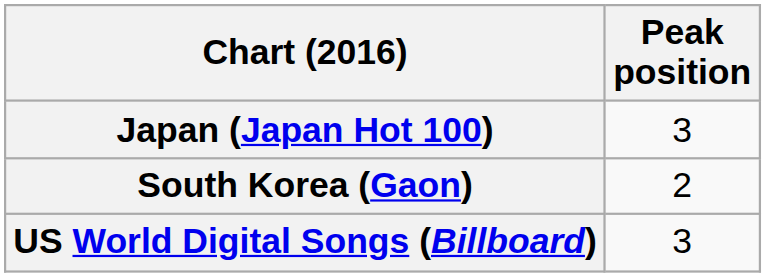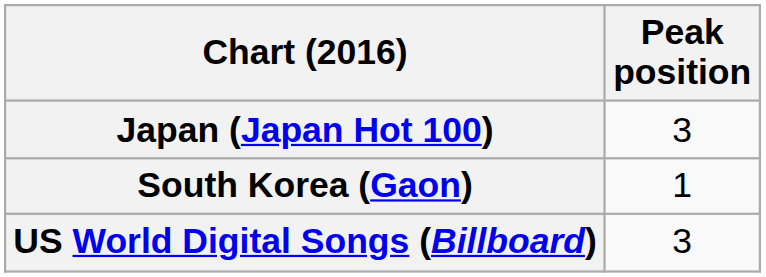(682, 185) 2 -> (682, 185) 1
